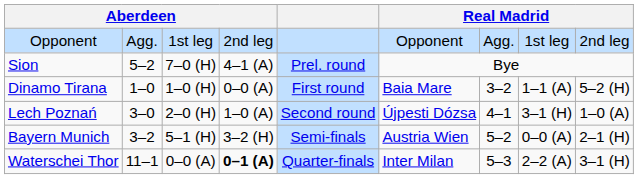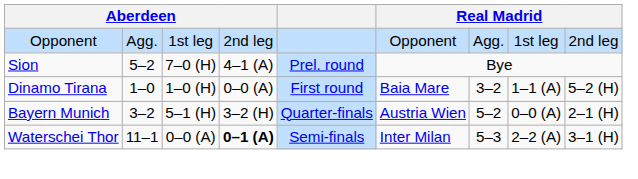- row: (52, 112)
(328, 137) Semi-finals -> (327, 112) Quarter-finals
(328, 161) Quarter-finals -> (327, 137) Semi-finals
